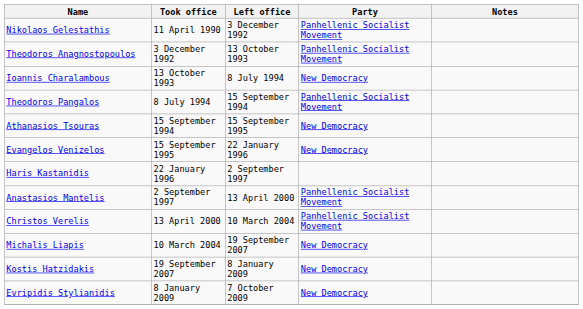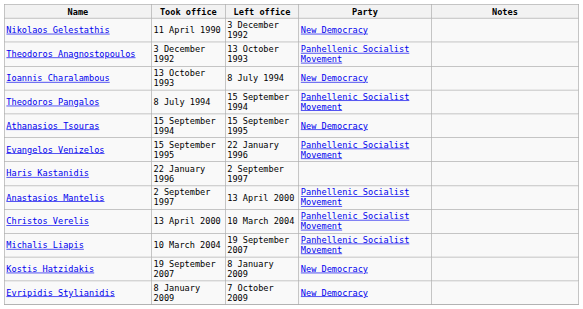(355, 30) Panhellenic Socialist Movement -> (334, 30) New Democracy
(334, 150) New Democracy -> (355, 150) Panhellenic Socialist Movement
(334, 245) New Democracy -> (355, 245) Panhellenic Socialist Movement
